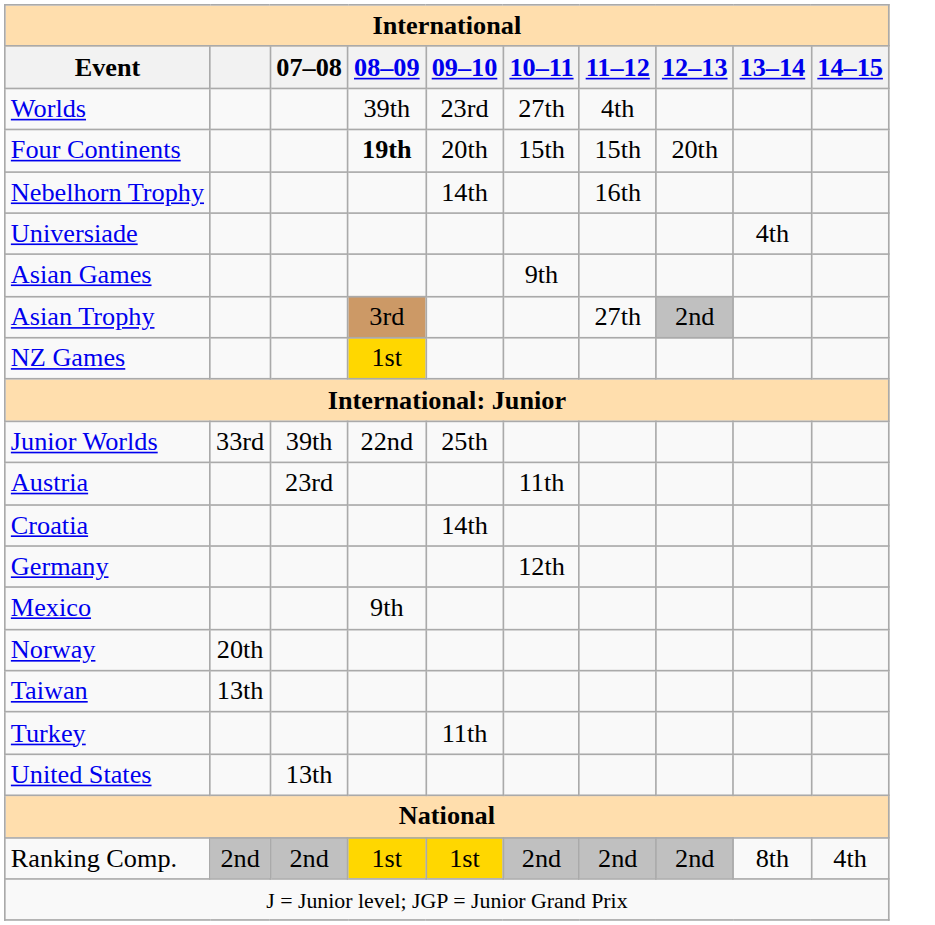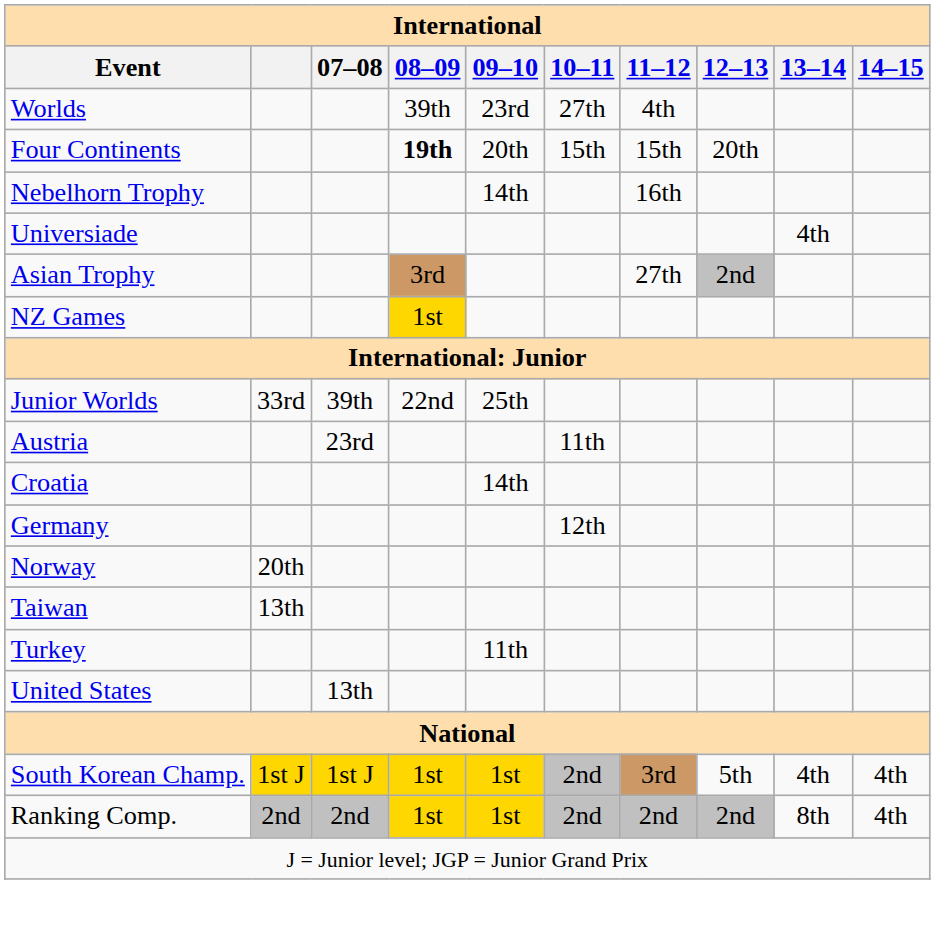- row: (81, 274)
- row: (51, 607)
+ row: (128, 774)
